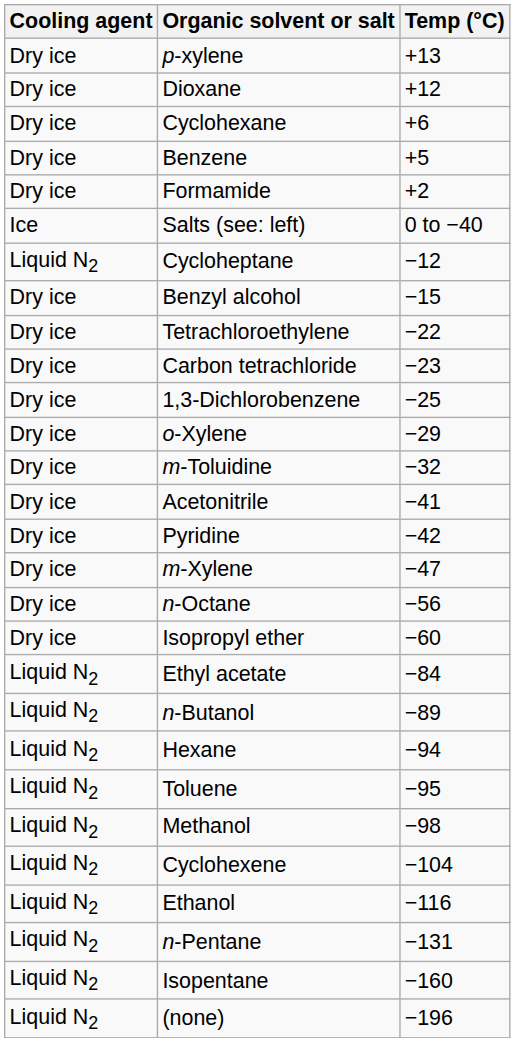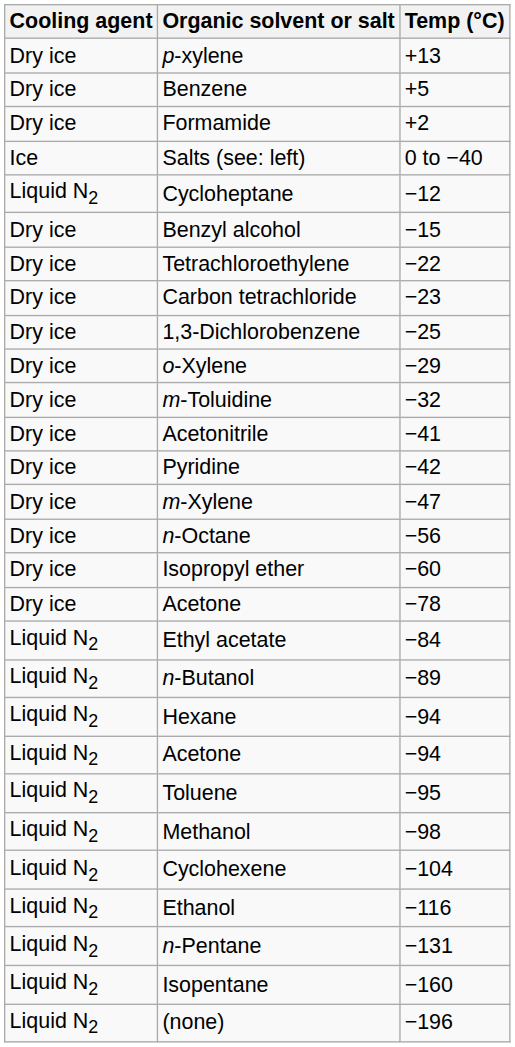- row: (202, 89)
- row: (224, 123)
+ row: (202, 603)
+ row: (202, 754)
